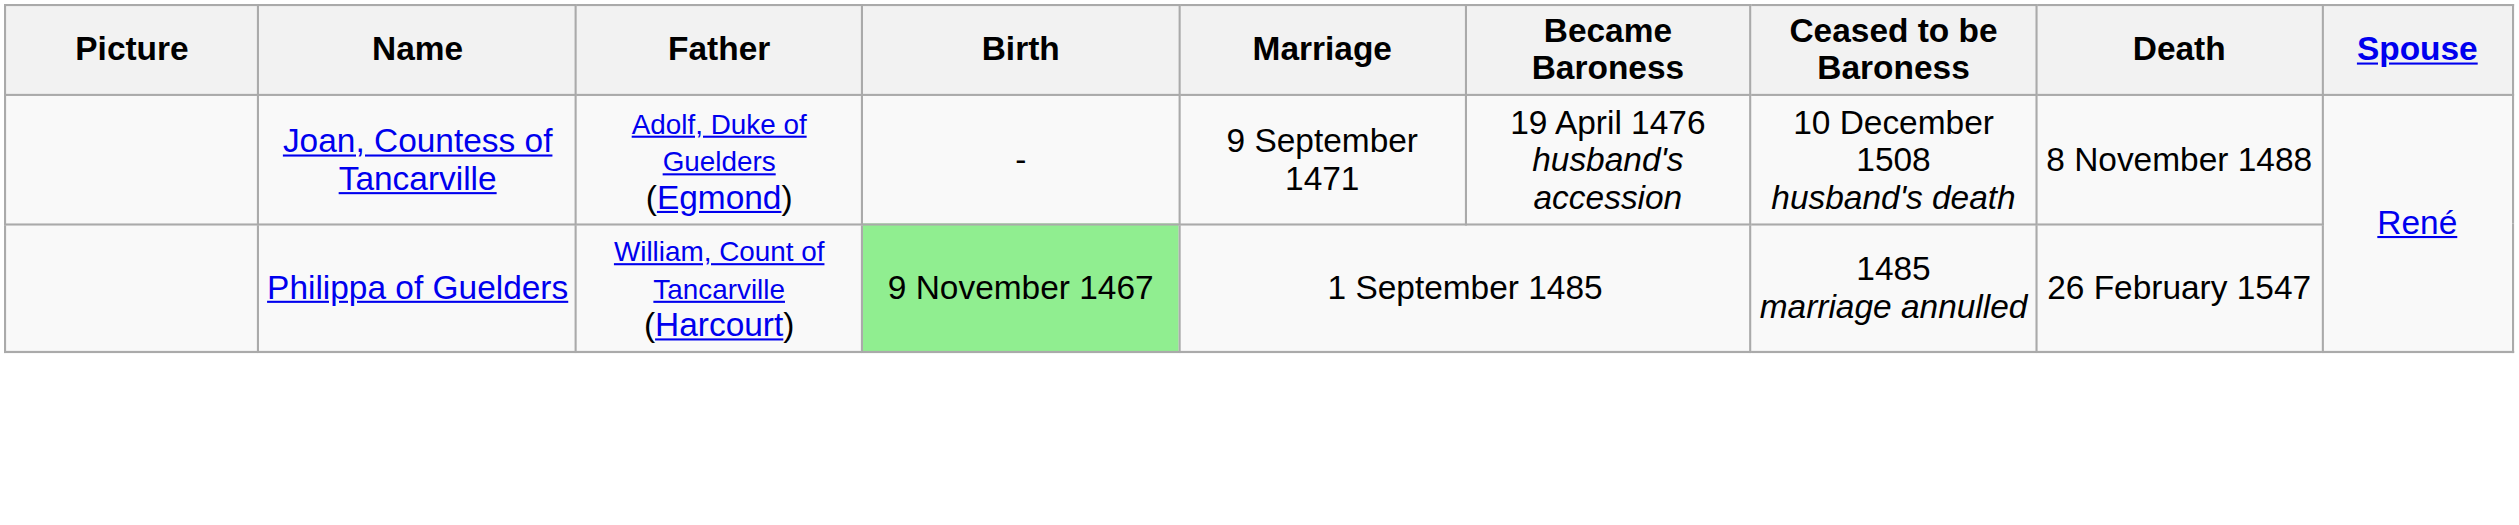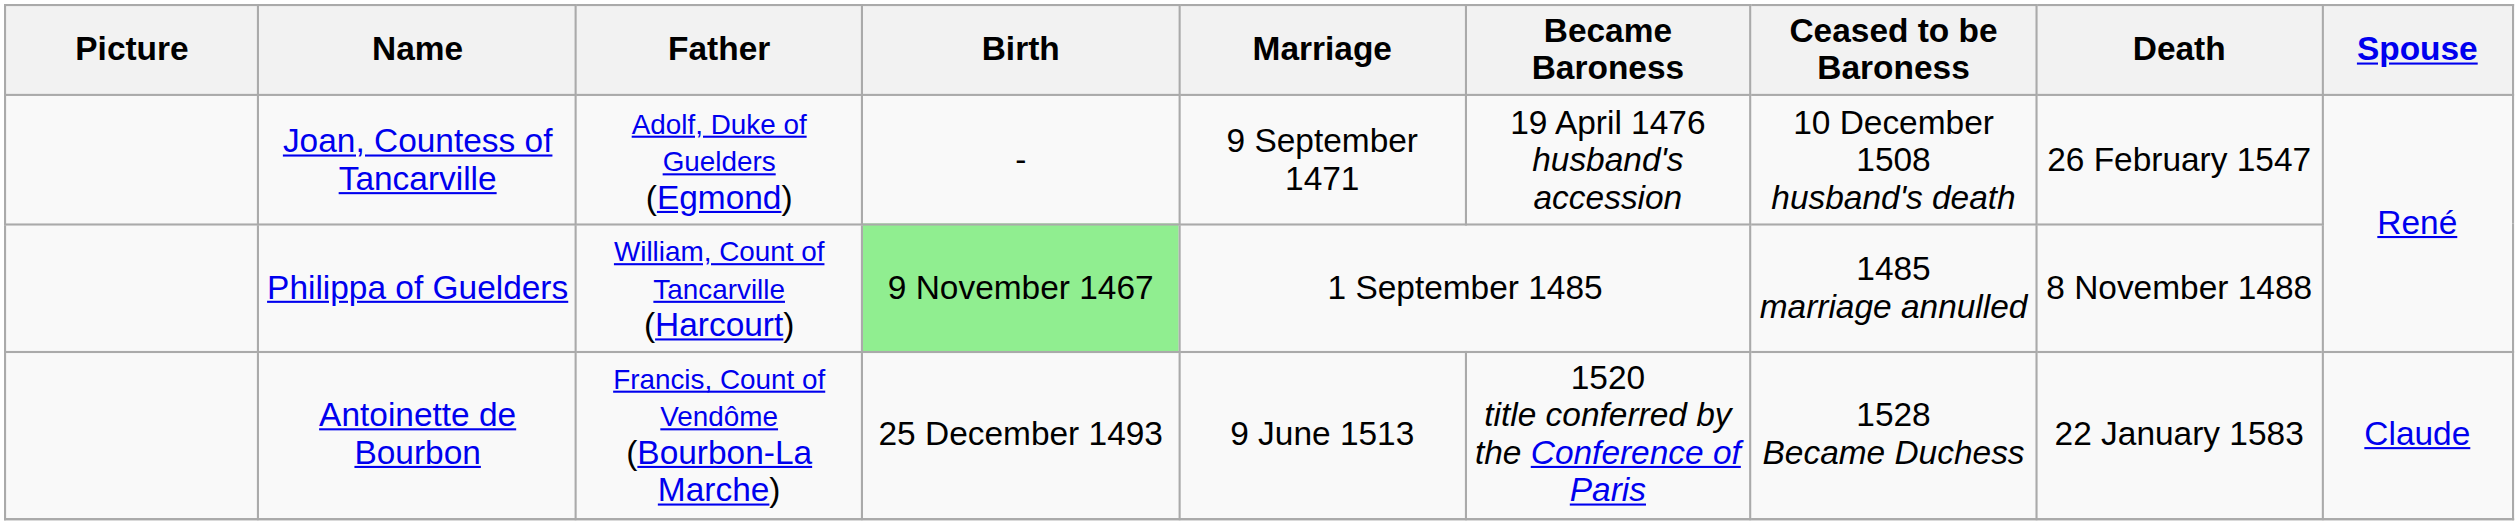(2179, 159) 8 November 1488 -> (2179, 159) 26 February 1547
(2179, 287) 26 February 1547 -> (2179, 287) 8 November 1488
+ row: (418, 434)
